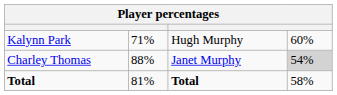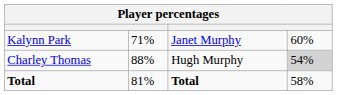(207, 40) Hugh Murphy -> (206, 40) Janet Murphy
(206, 60) Janet Murphy -> (207, 60) Hugh Murphy
